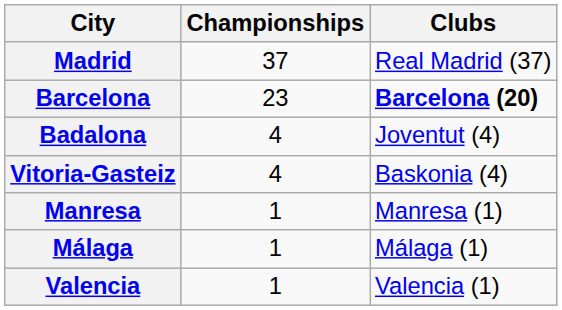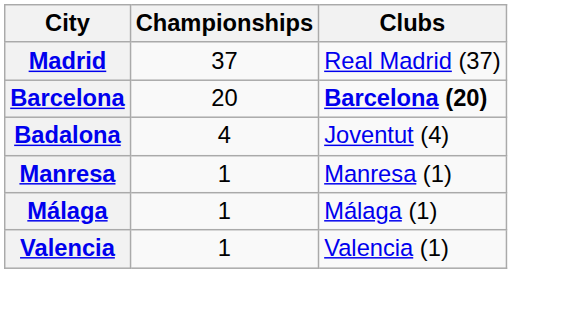(275, 98) 23 -> (224, 98) 20
- row: (93, 173)
